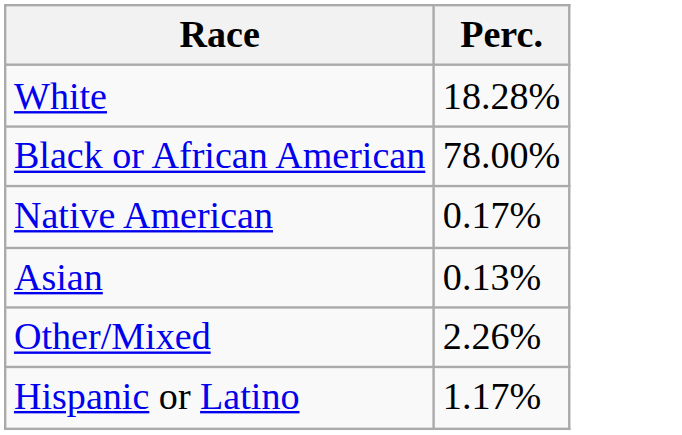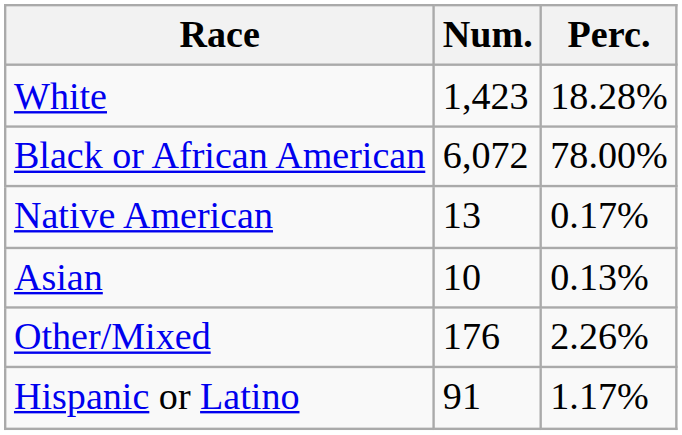+ column: (488, 34)
